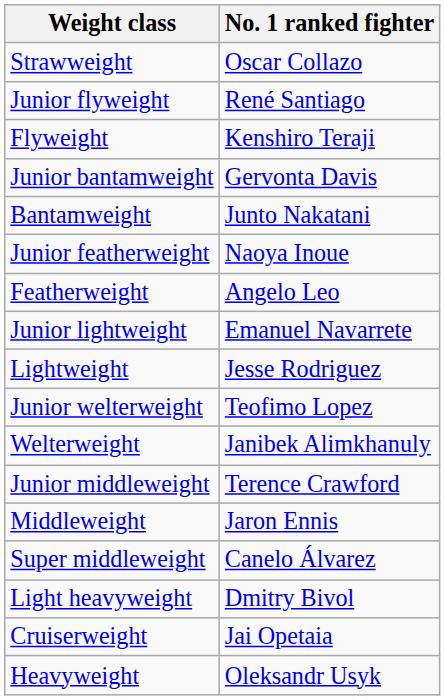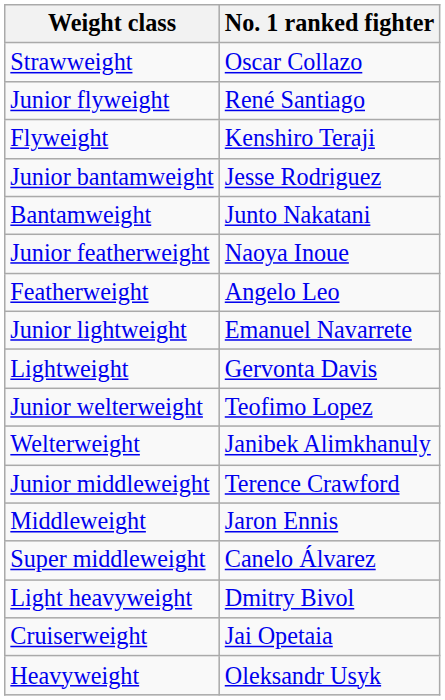(301, 176) Gervonta Davis -> (303, 176) Jesse Rodriguez
(303, 368) Jesse Rodriguez -> (301, 368) Gervonta Davis
